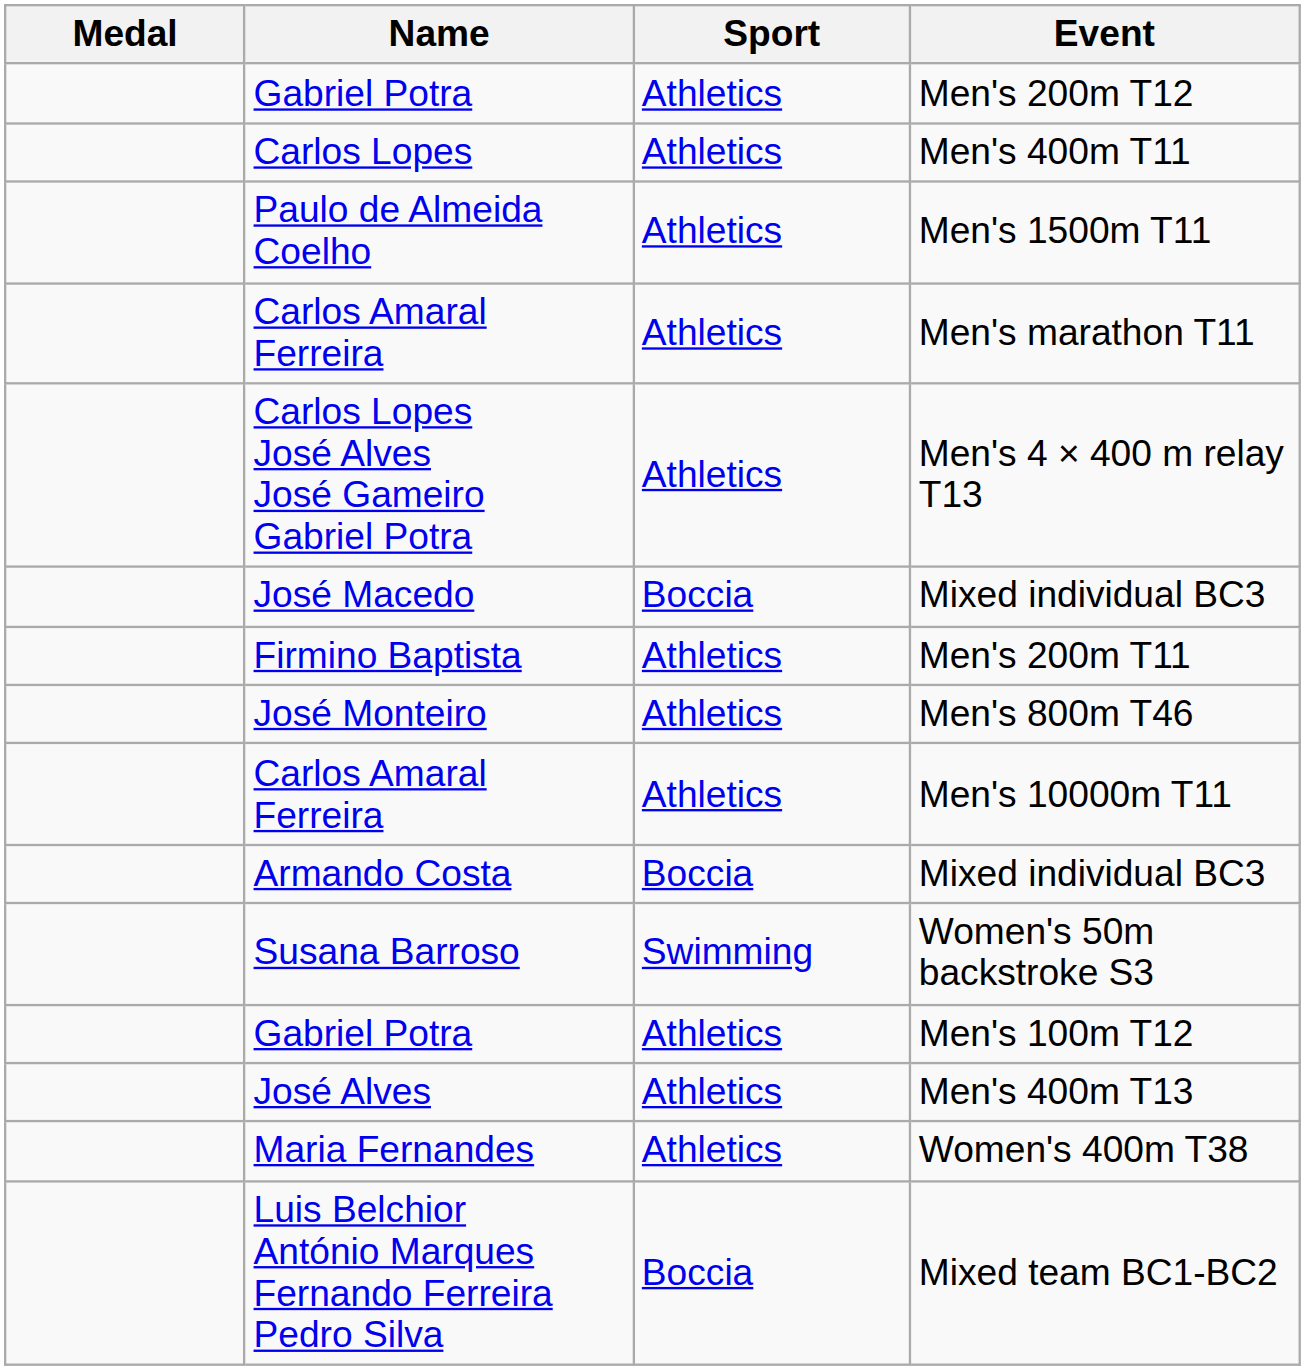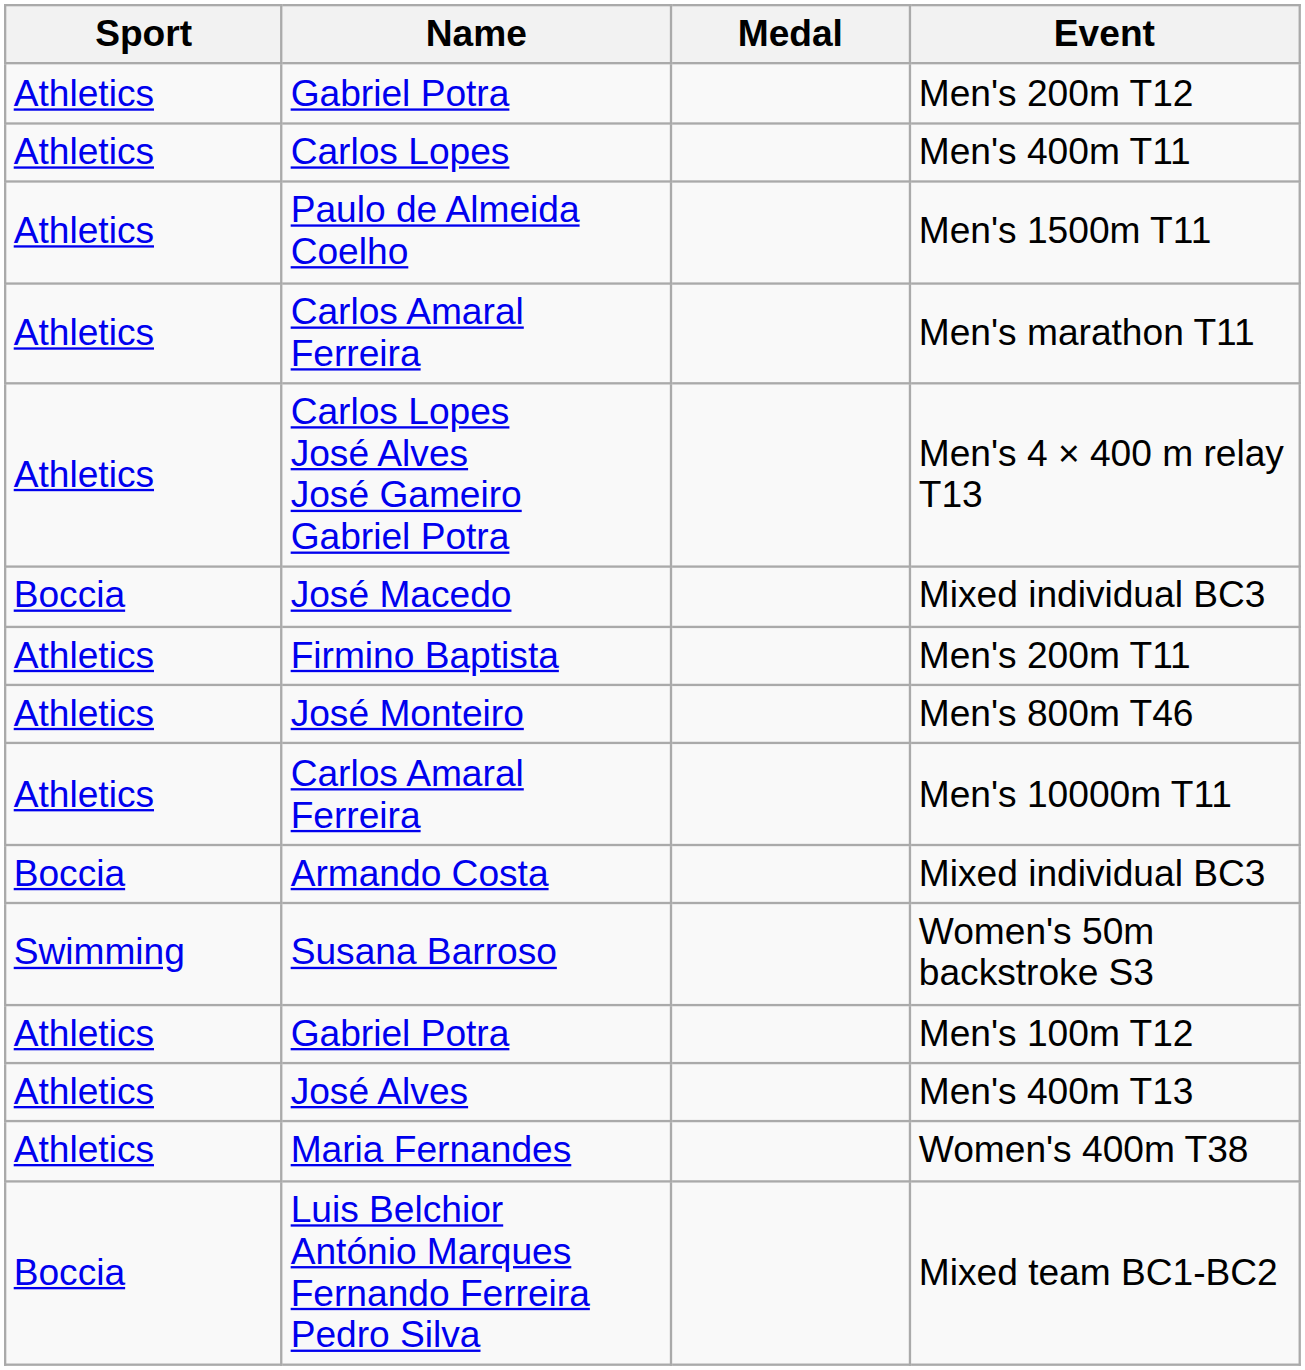columns swapped: (125, 33) <-> (772, 33)
